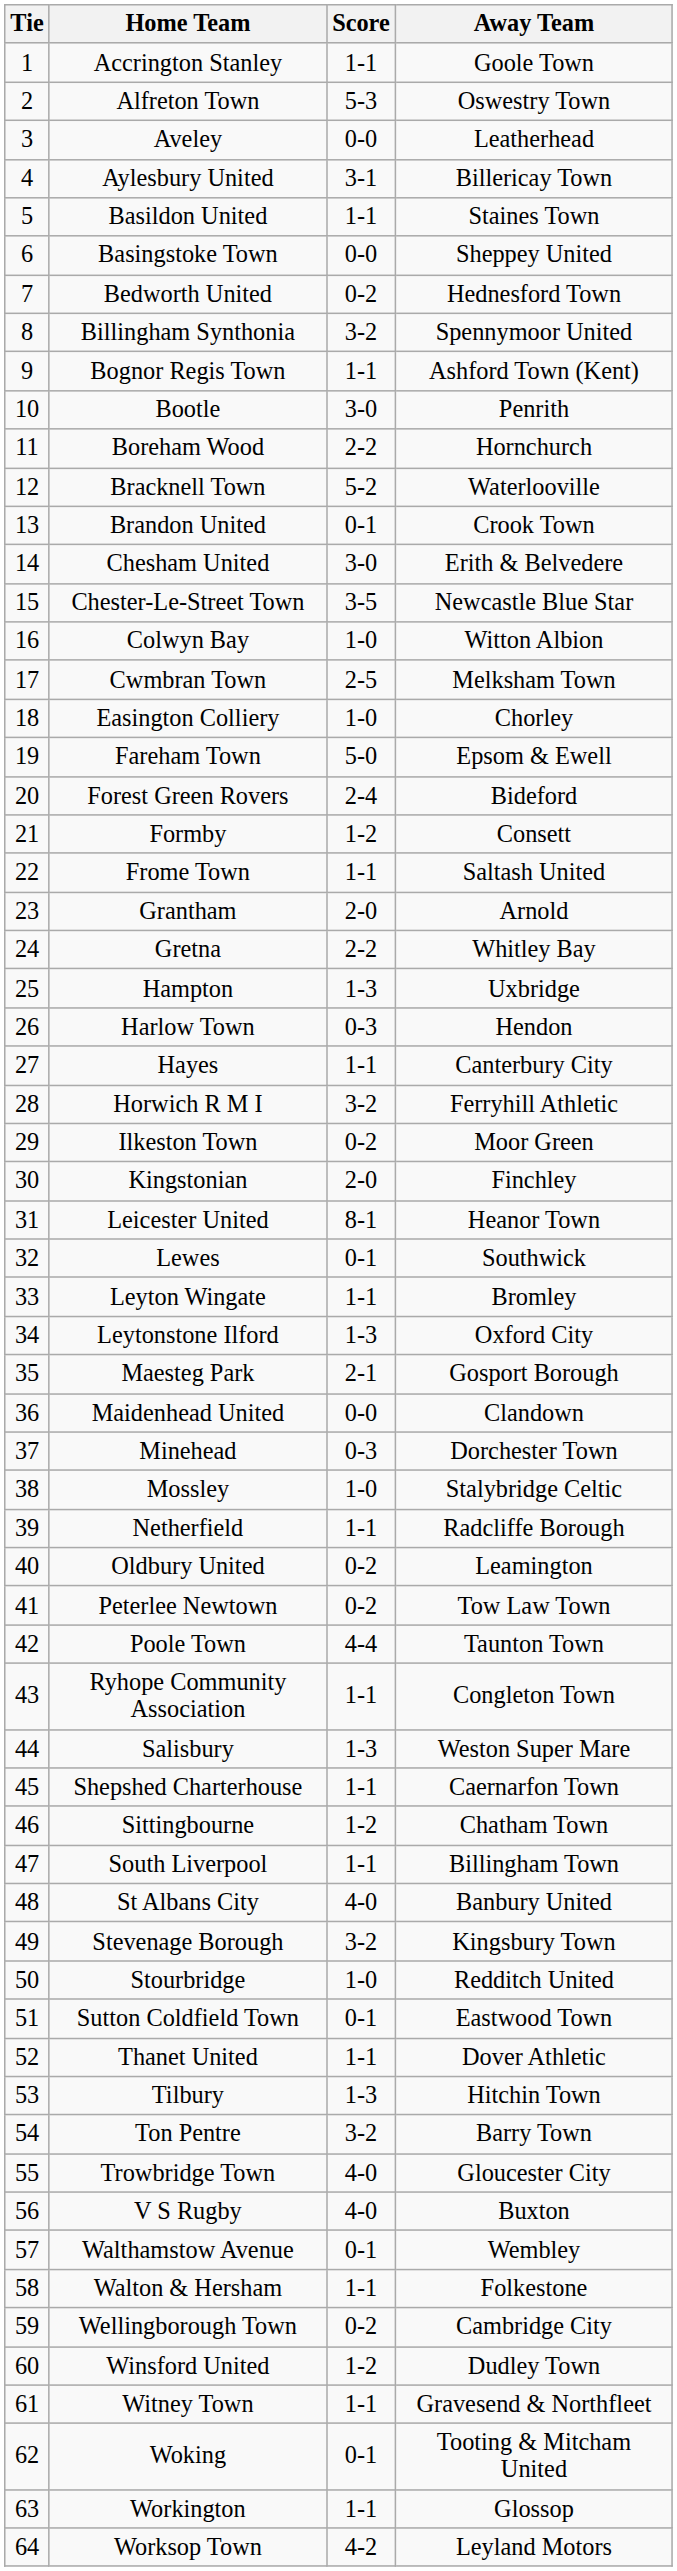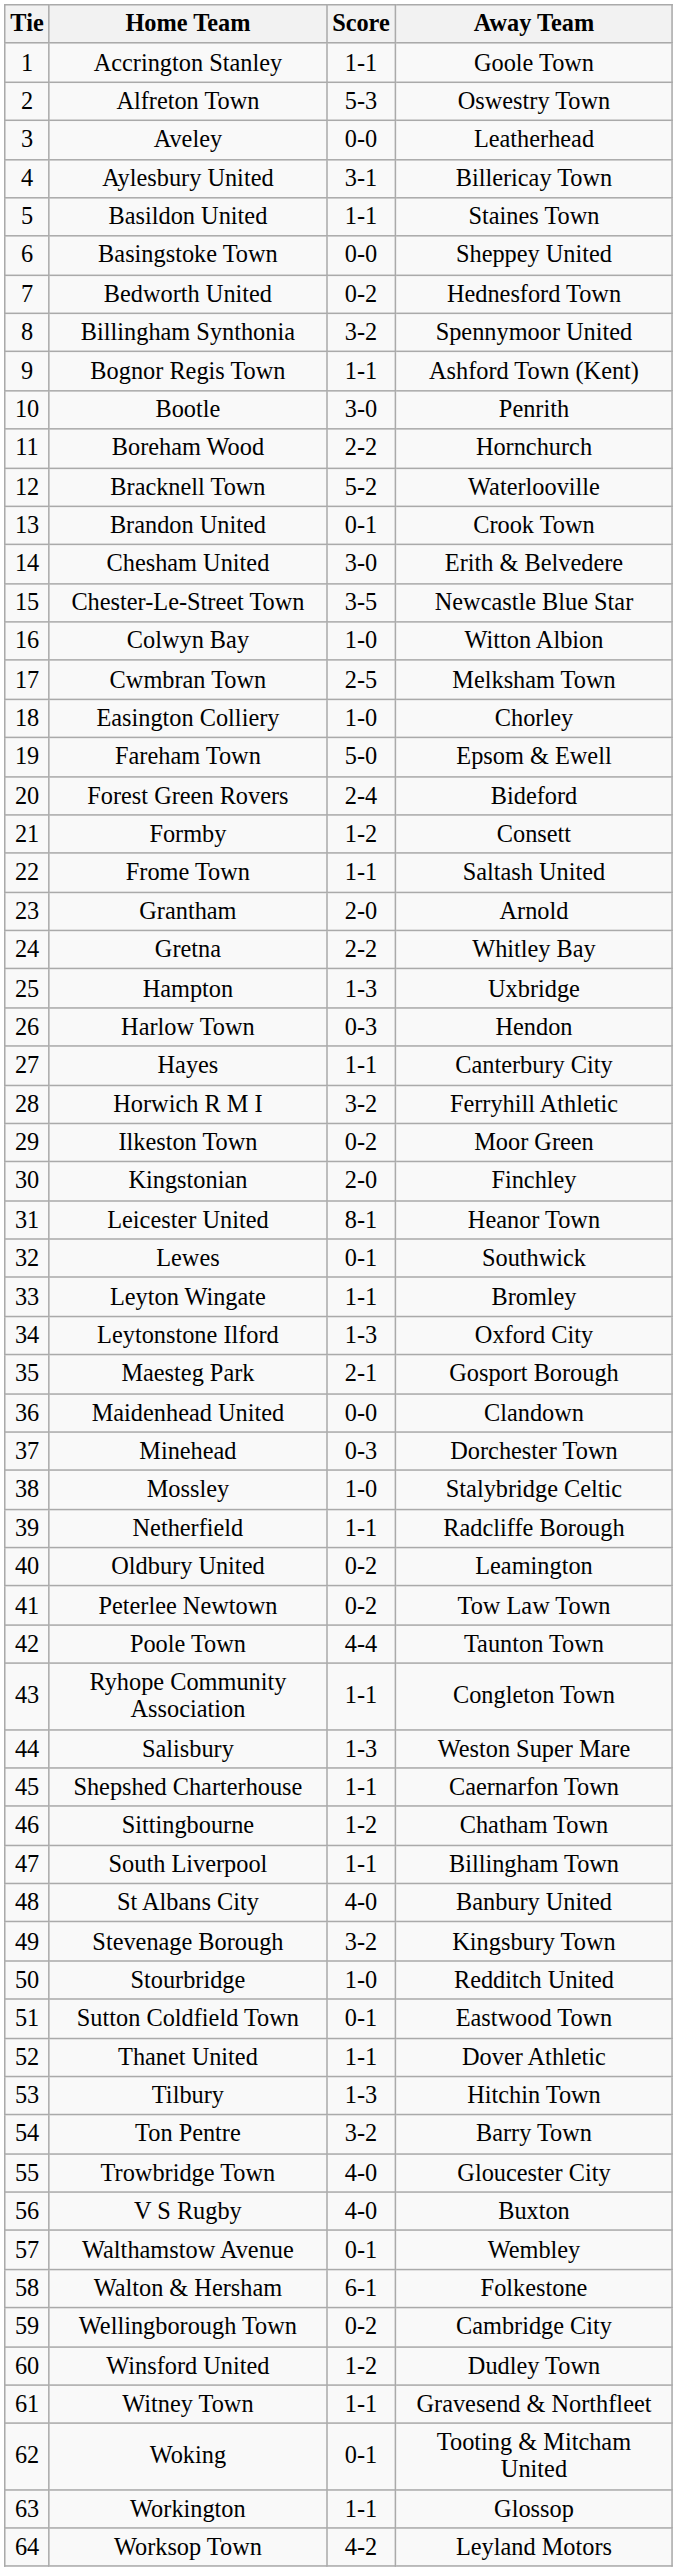(361, 2288) 1-1 -> (361, 2288) 6-1
